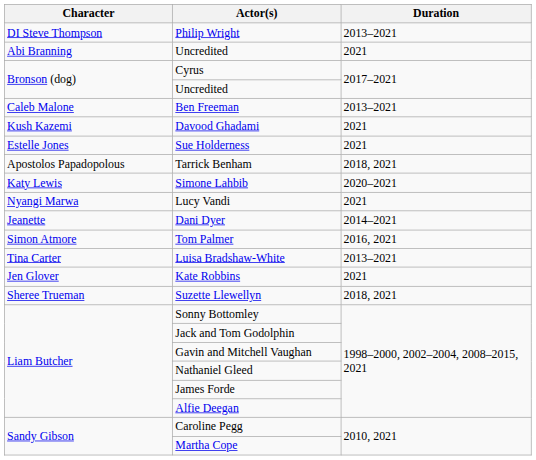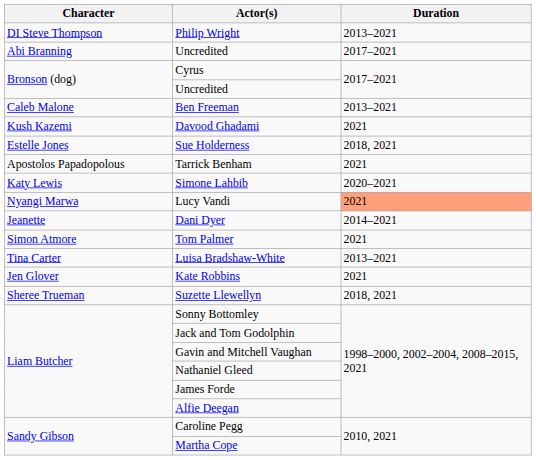(355, 51) 2021 -> (370, 51) 2017–2021
(355, 145) 2021 -> (370, 145) 2018, 2021
(370, 164) 2018, 2021 -> (355, 164) 2021
(355, 201) no background -> (355, 201) lightsalmon background
(370, 239) 2016, 2021 -> (355, 239) 2021
